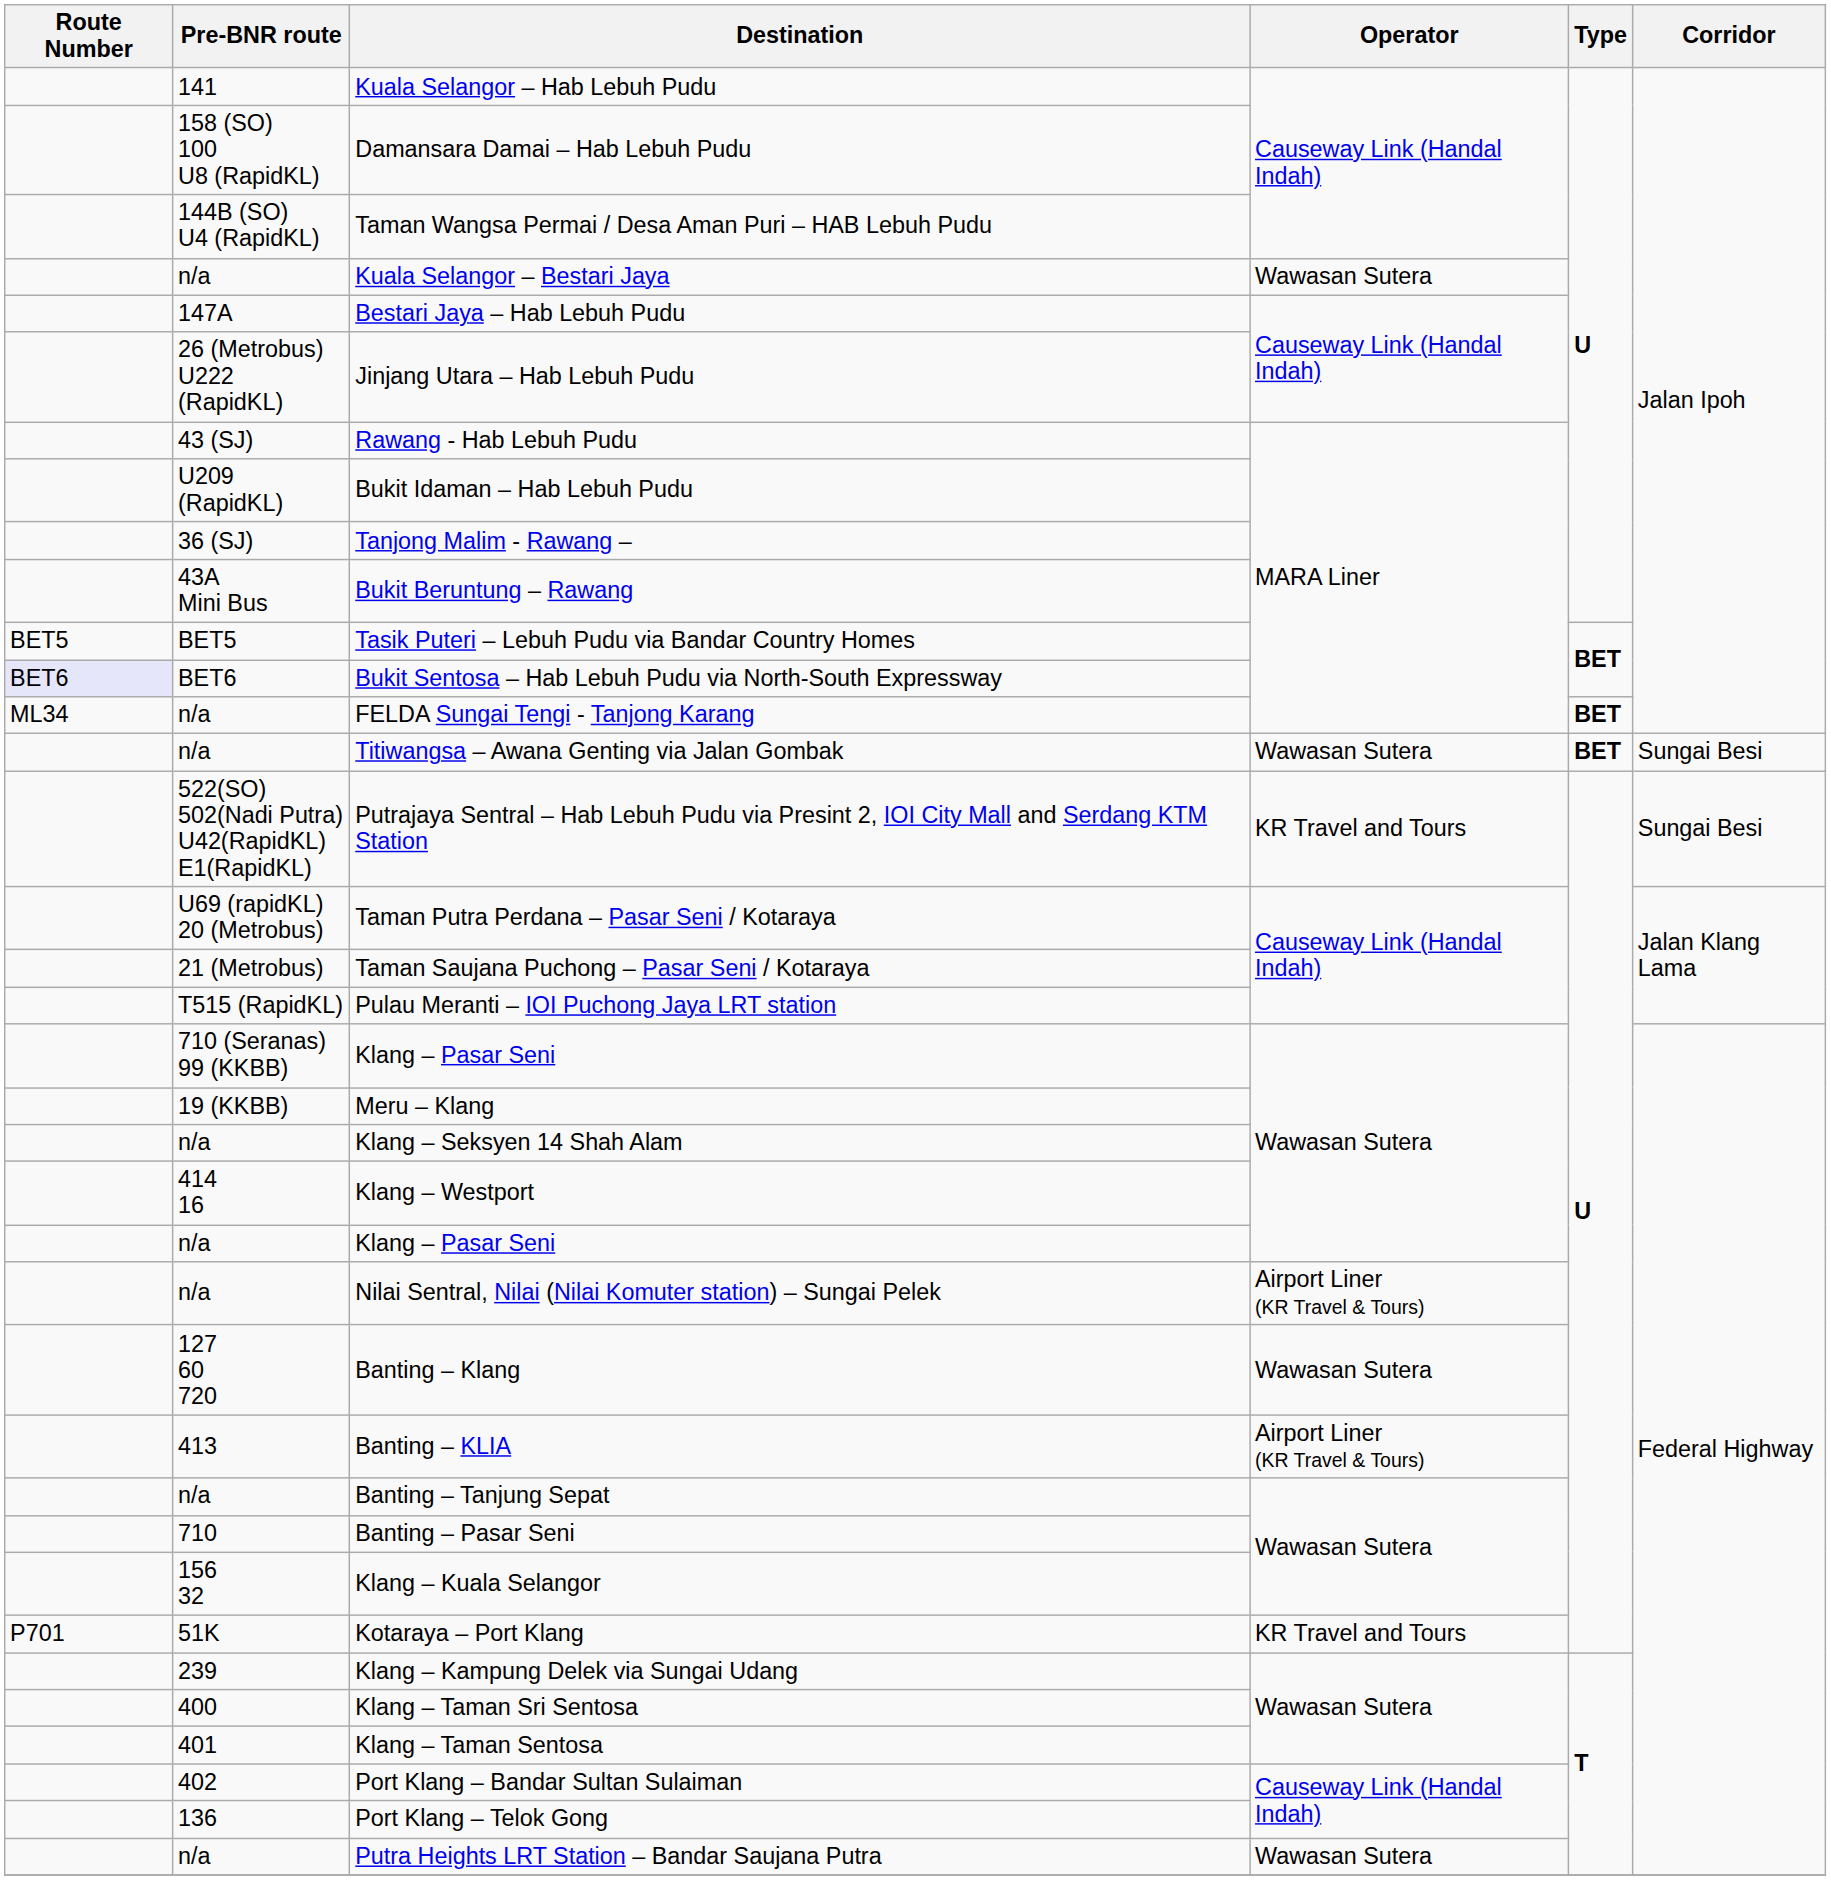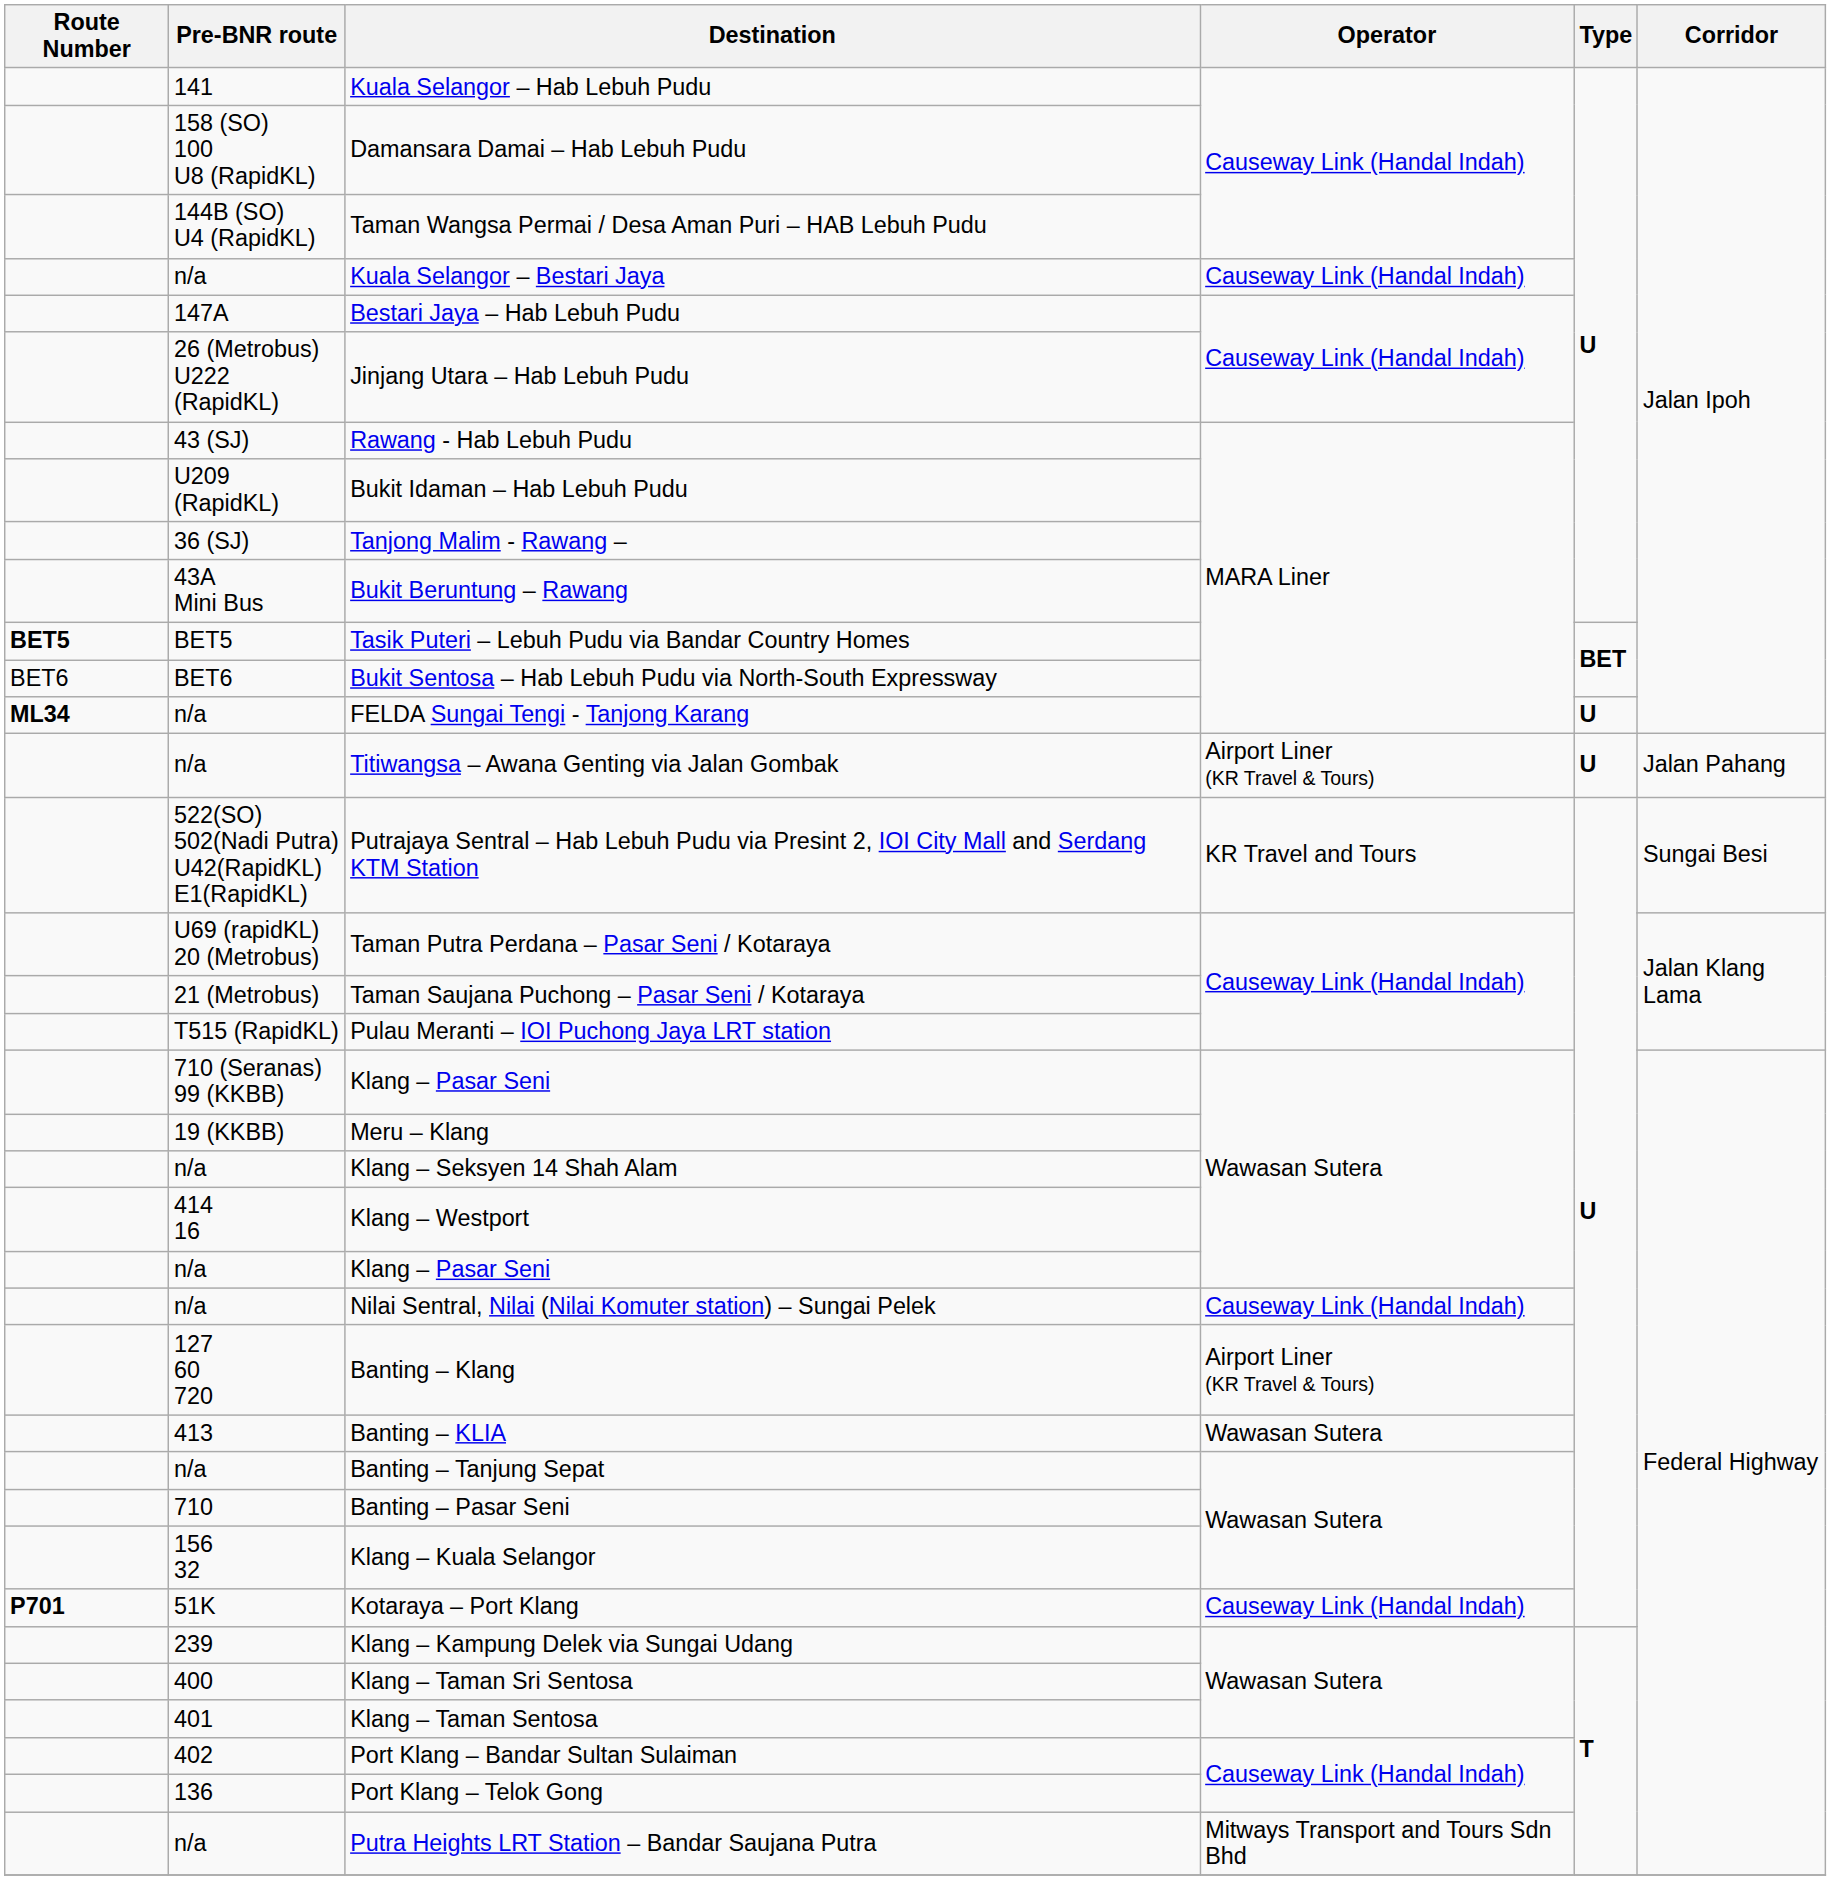(1344, 276) Wawasan Sutera -> (1365, 276) Causeway Link (Handal Indah)
(39, 640) normal -> (40, 640) bold
(39, 677) lavender background -> (39, 677) no background
(39, 714) normal -> (40, 714) bold
(1598, 714) BET -> (1588, 714) U
(1344, 751) Wawasan Sutera -> (1290, 765) Airport Liner (KR Travel & Tours)
(1598, 751) BET -> (1588, 765) U
(1700, 751) Sungai Besi -> (1714, 765) Jalan Pahang
(1340, 1293) Airport Liner (KR Travel & Tours) -> (1365, 1306) Causeway Link (Handal Indah)
(1344, 1369) Wawasan Sutera -> (1290, 1369) Airport Liner (KR Travel & Tours)
(1340, 1446) Airport Liner (KR Travel & Tours) -> (1294, 1433) Wawasan Sutera
(37, 1633) normal -> (37, 1607) bold
(1361, 1633) KR Travel and Tours -> (1365, 1607) Causeway Link (Handal Indah)
(1344, 1856) Wawasan Sutera -> (1378, 1842) Mitways Transport and Tours Sdn Bhd
